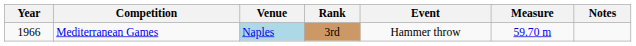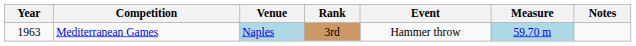(29, 31) 1966 -> (29, 31) 1963
(532, 31) no background -> (532, 31) lightblue background
